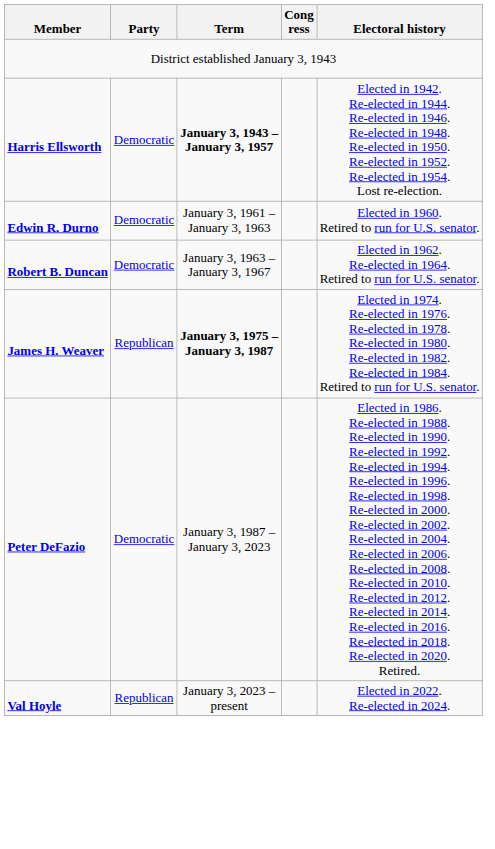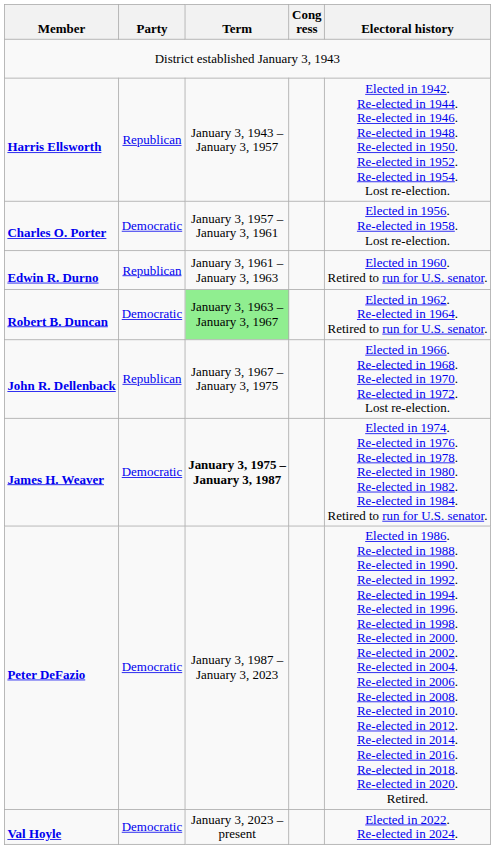(144, 139) Democratic -> (152, 139) Republican
(229, 139) bold -> (237, 139) normal
+ row: (57, 233)
(144, 220) Democratic -> (152, 270) Republican
(229, 264) no background -> (237, 314) lightgreen background
+ row: (62, 386)
(144, 343) Republican -> (152, 472) Democratic
(144, 698) Republican -> (152, 826) Democratic
